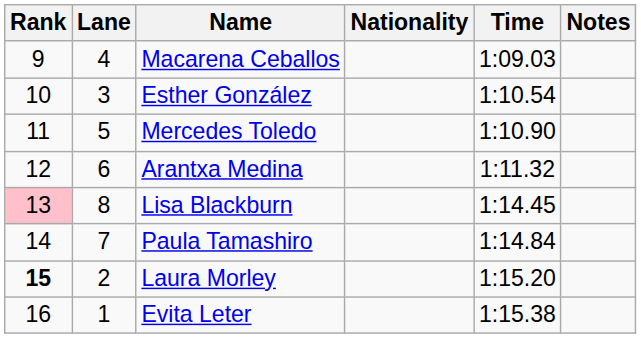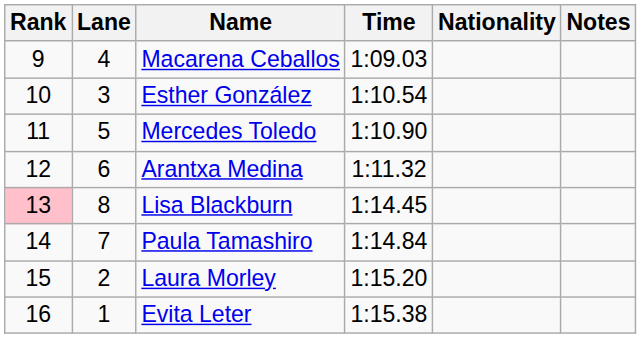columns swapped: (409, 22) <-> (517, 22)
(38, 278) bold -> (38, 278) normal
